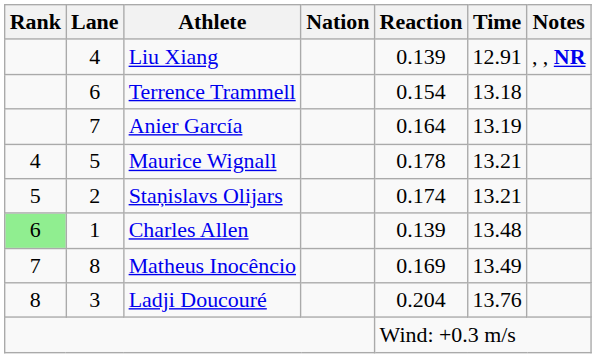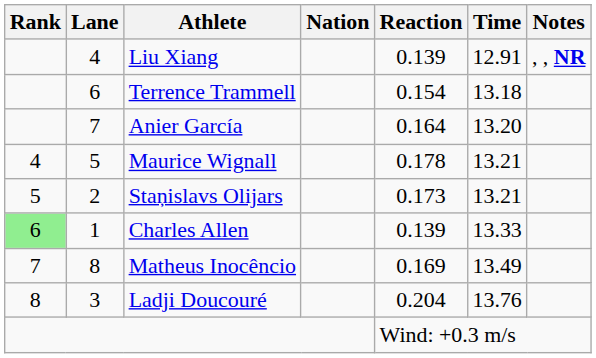(497, 126) 13.19 -> (497, 126) 13.20
(421, 195) 0.174 -> (421, 195) 0.173
(497, 230) 13.48 -> (497, 230) 13.33
